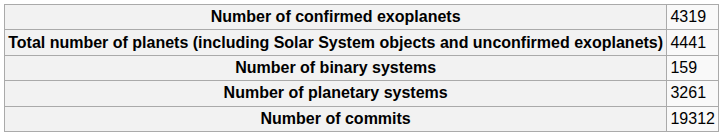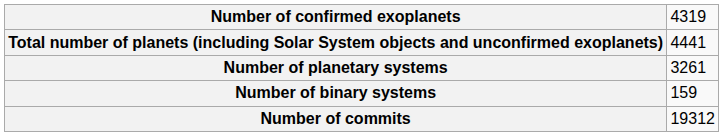rows swapped: (336, 93) <-> (336, 67)
